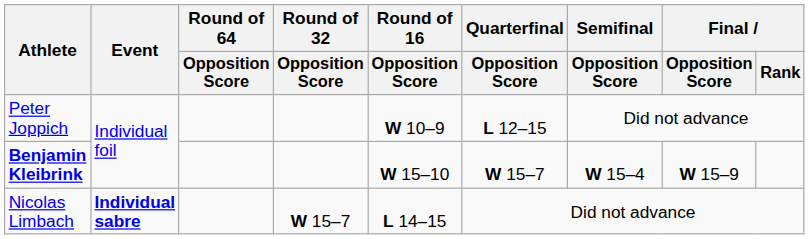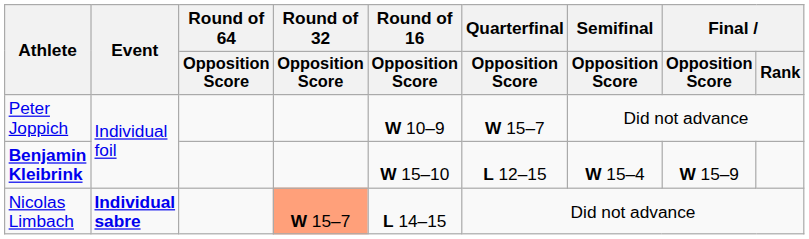(515, 128) L 12–15 -> (515, 128) W 15–7
(515, 175) W 15–7 -> (515, 175) L 12–15
(320, 221) no background -> (320, 221) lightsalmon background
